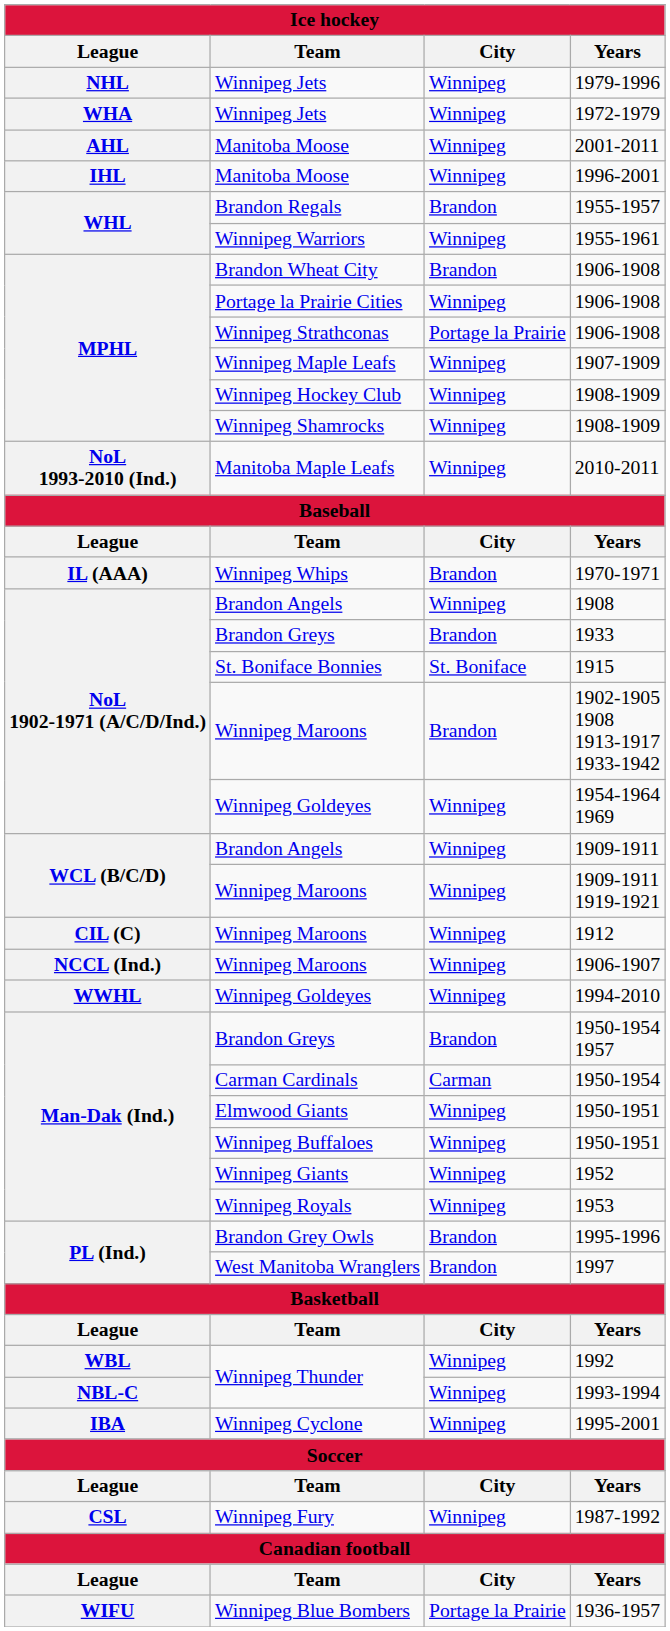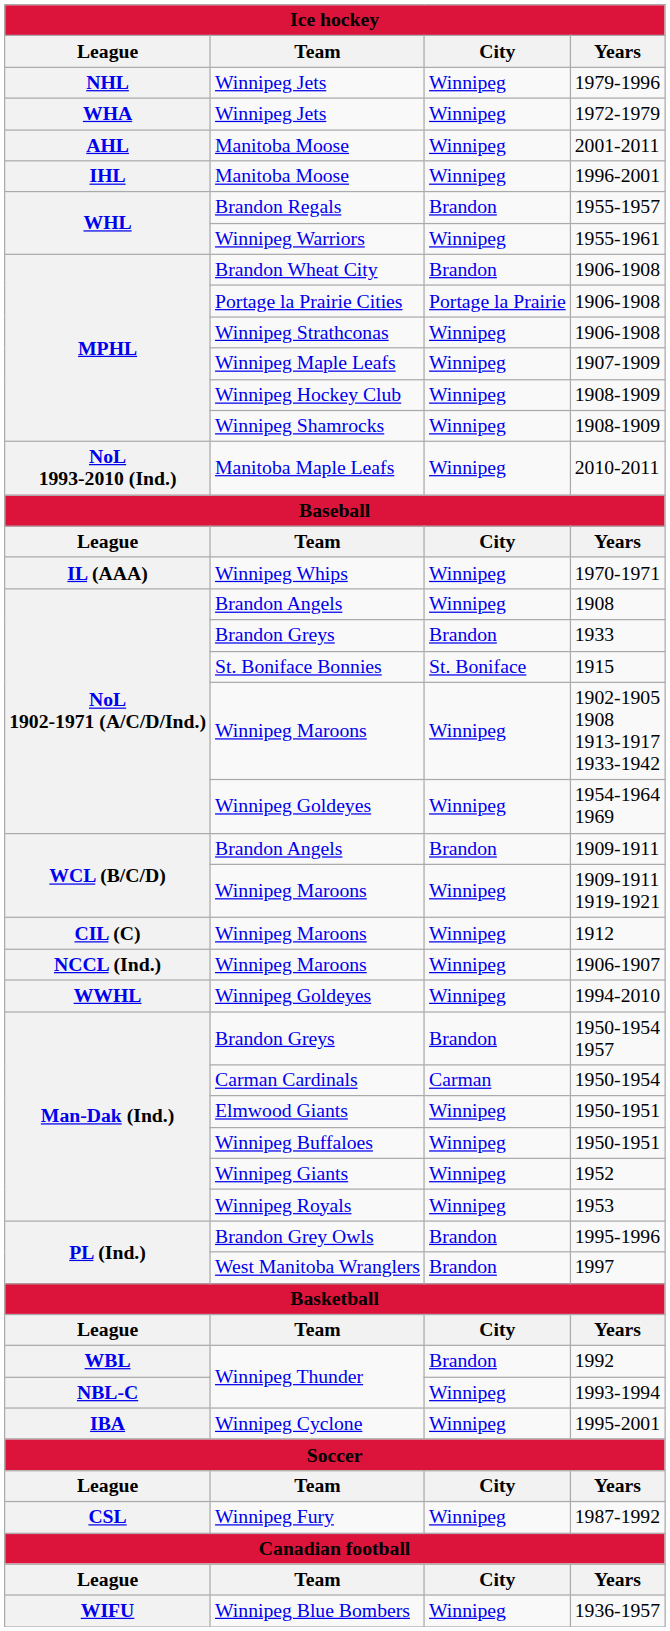(467, 301) Winnipeg -> (497, 301) Portage la Prairie
(497, 332) Portage la Prairie -> (467, 332) Winnipeg
(463, 572) Brandon -> (467, 572) Winnipeg
(463, 730) Brandon -> (467, 730) Winnipeg
(467, 848) Winnipeg -> (463, 848) Brandon
(467, 1361) Winnipeg -> (463, 1361) Brandon
(497, 1610) Portage la Prairie -> (467, 1610) Winnipeg
